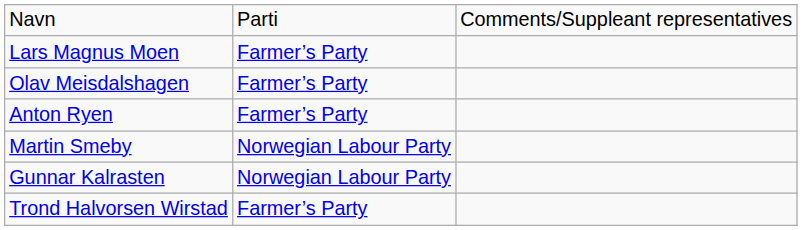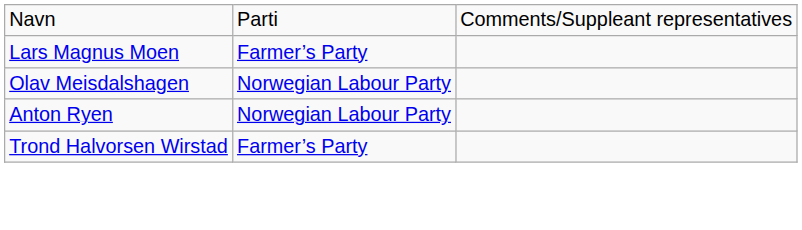(302, 83) Farmer’s Party -> (344, 83) Norwegian Labour Party
(302, 114) Farmer’s Party -> (344, 114) Norwegian Labour Party
- row: (70, 146)
- row: (87, 177)
